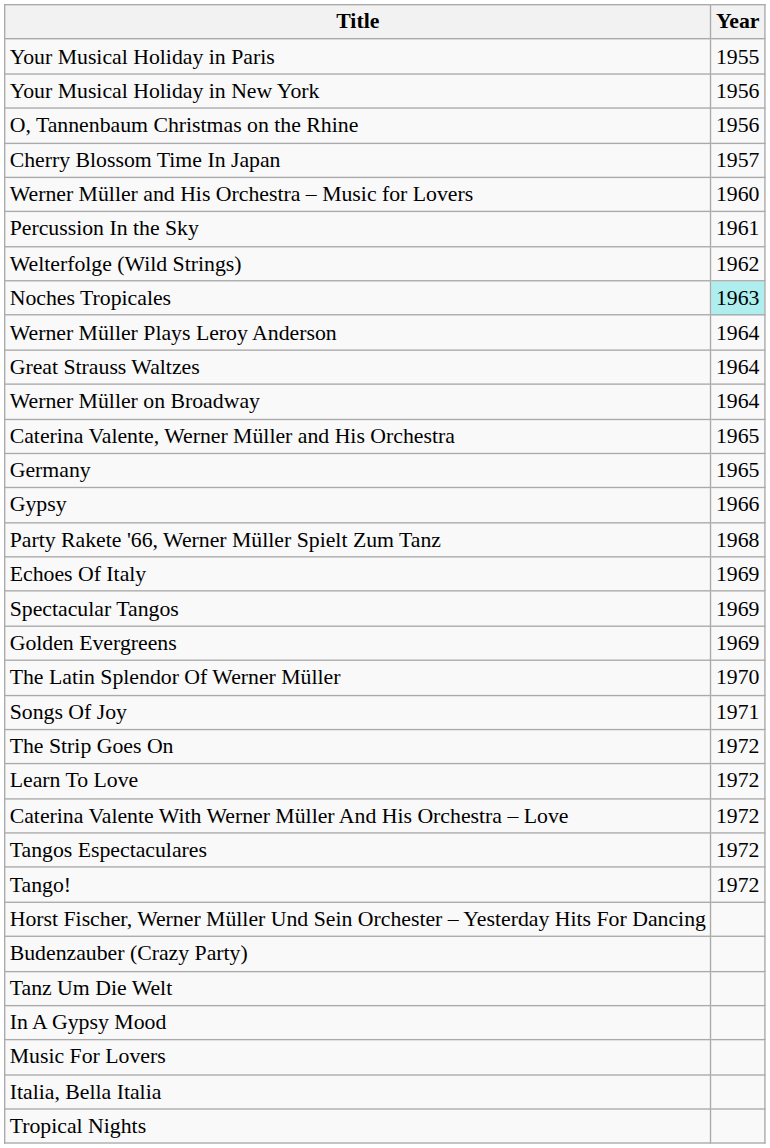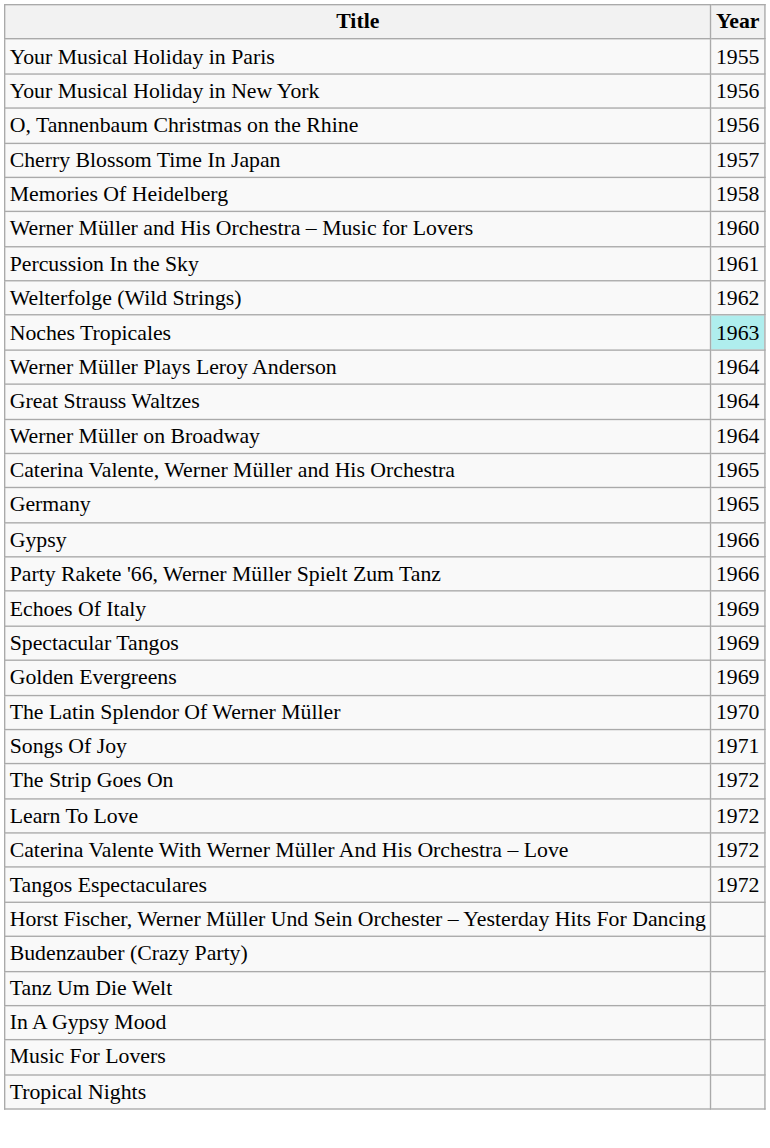+ row: (119, 194)
(738, 539) 1968 -> (738, 573) 1966
- row: (40, 884)
- row: (86, 1091)
